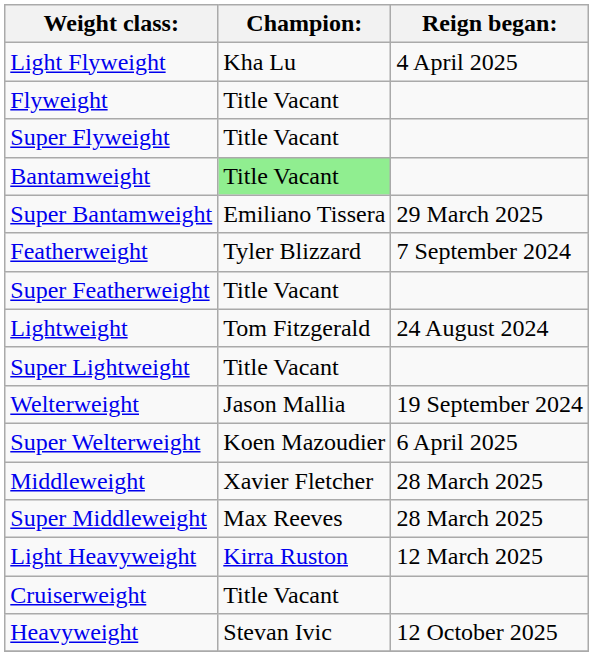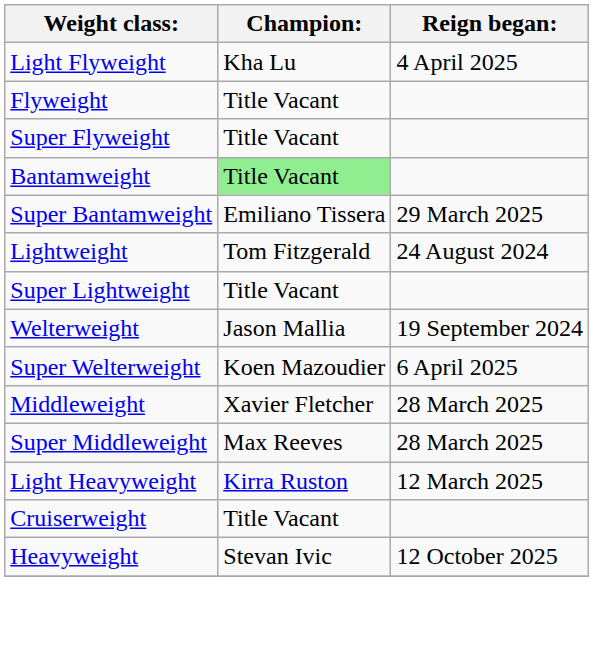- row: (79, 251)
- row: (110, 289)
